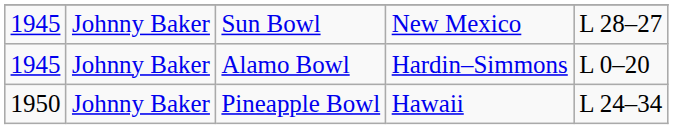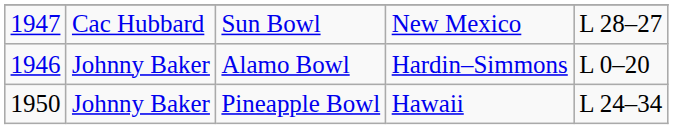(35, 24) 1945 -> (35, 24) 1947
(141, 24) Johnny Baker -> (138, 24) Cac Hubbard
(35, 63) 1945 -> (35, 63) 1946
